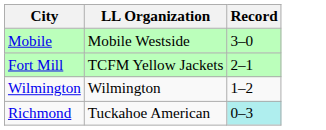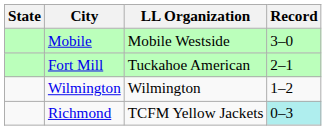+ column: (24, 16)
(156, 64) TCFM Yellow Jackets -> (189, 64) Tuckahoe American
(149, 112) Tuckahoe American -> (196, 112) TCFM Yellow Jackets
